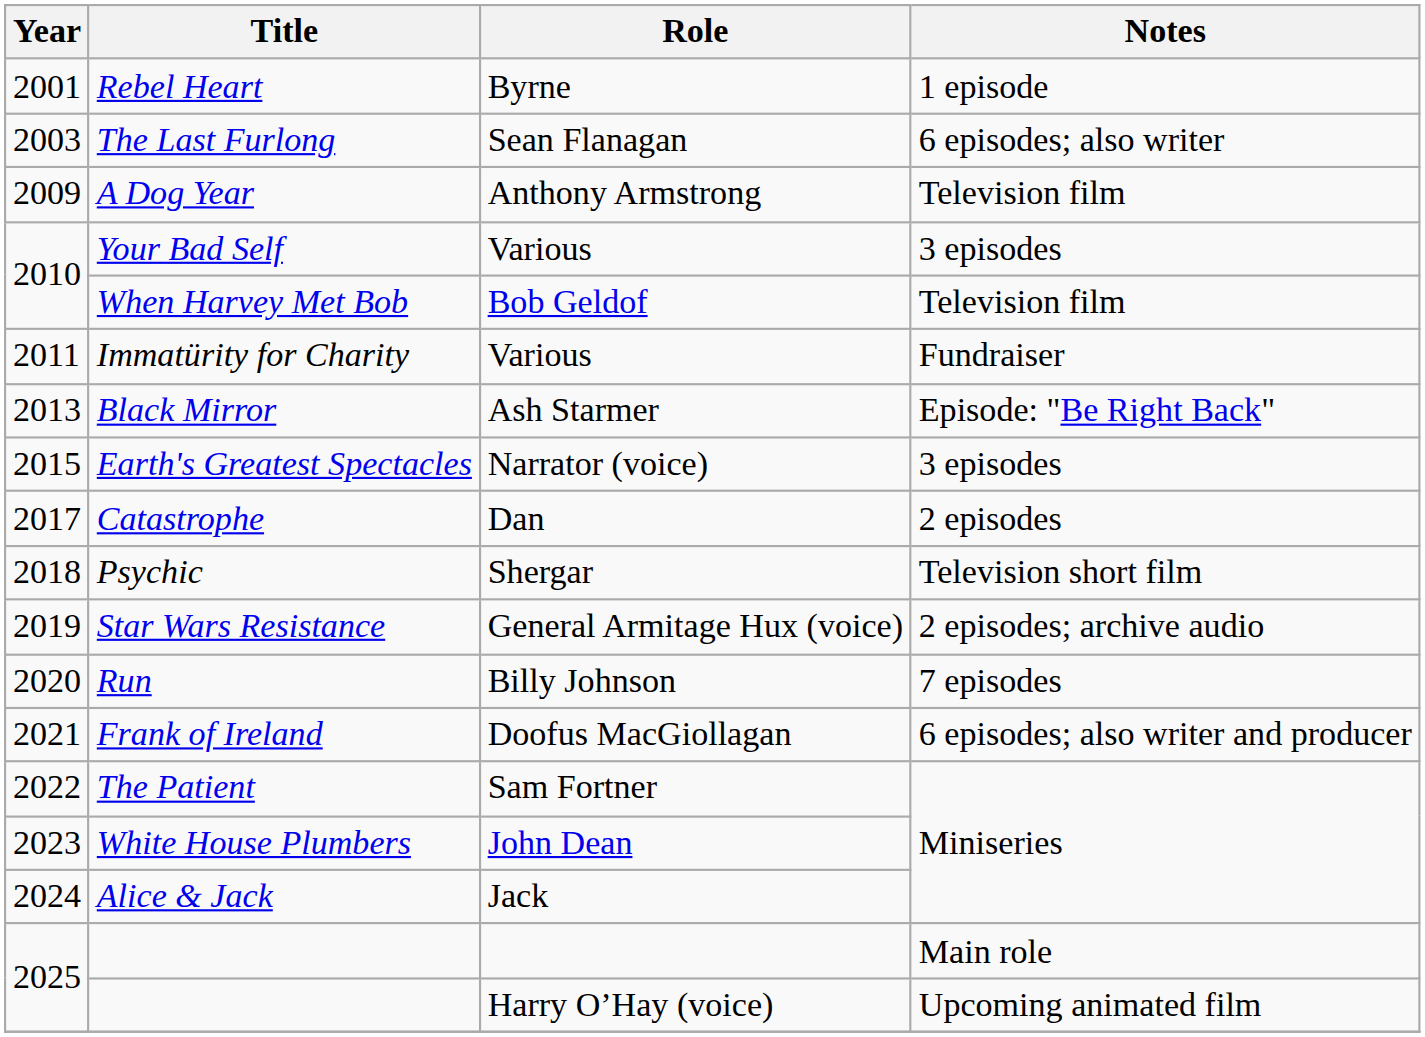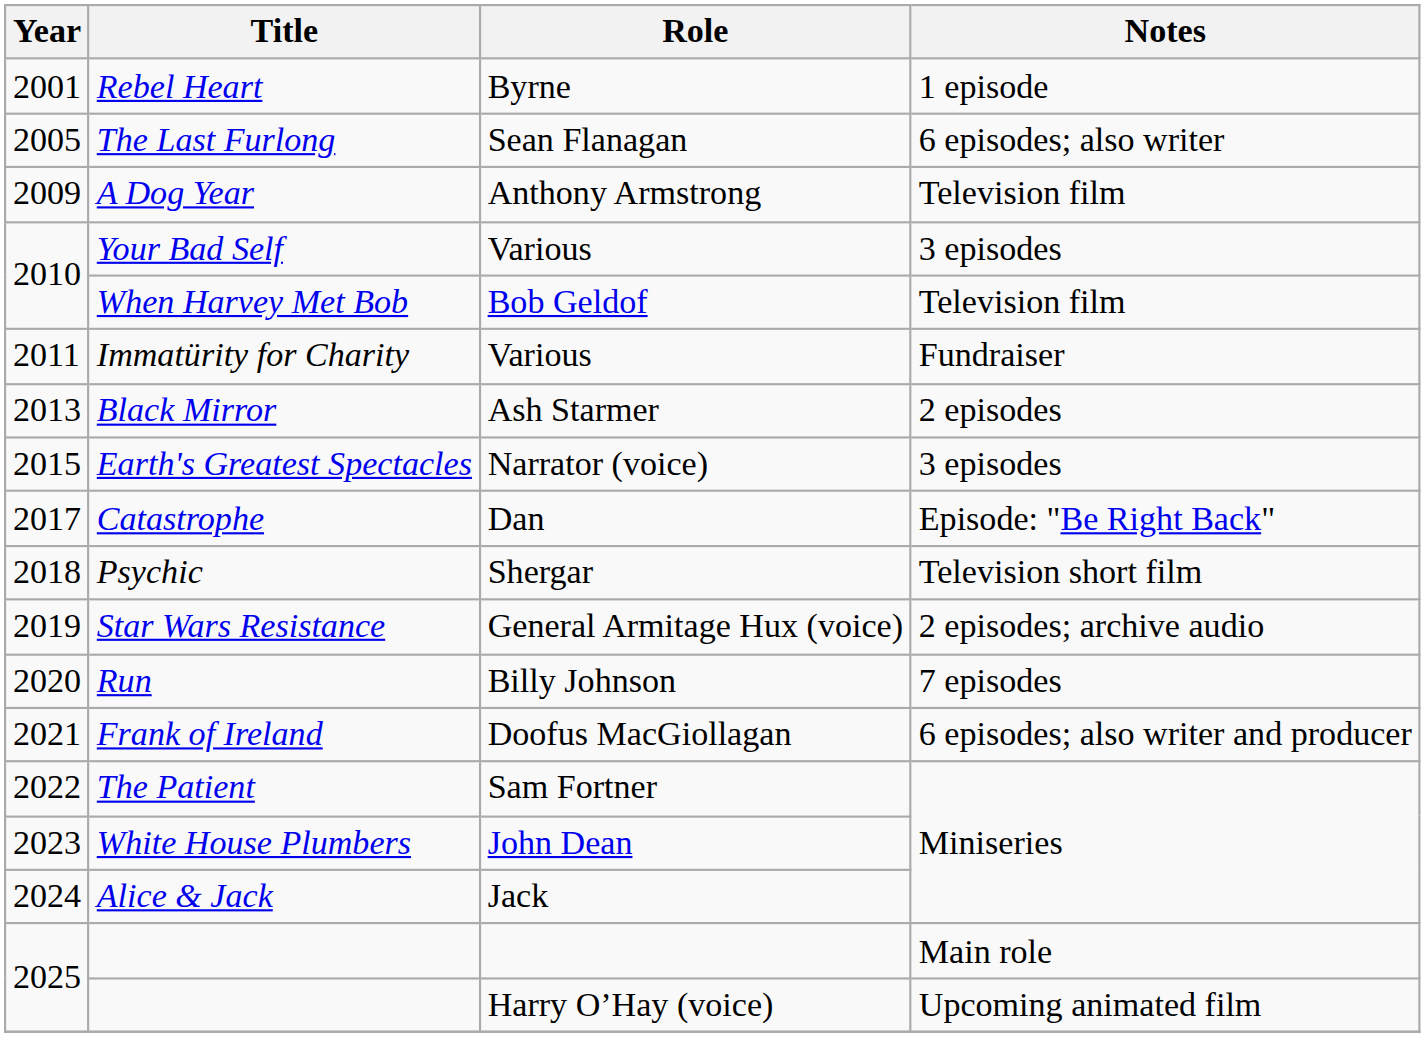(47, 139) 2003 -> (47, 139) 2005
(1097, 409) Episode: "Be Right Back" -> (990, 409) 2 episodes
(990, 517) 2 episodes -> (1097, 517) Episode: "Be Right Back"
